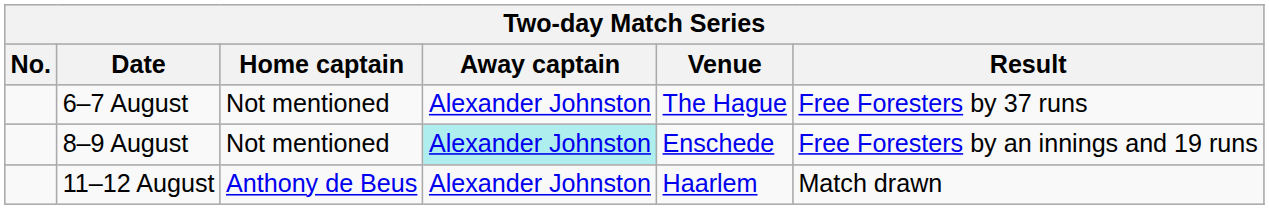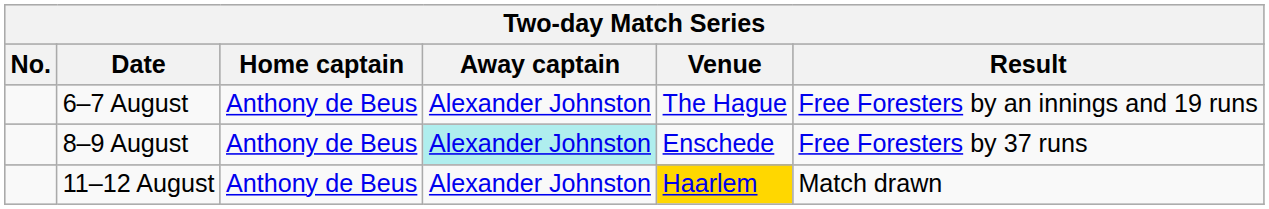(308, 104) Not mentioned -> (322, 104) Anthony de Beus
(943, 104) Free Foresters by 37 runs -> (1028, 104) Free Foresters by an innings and 19 runs
(308, 143) Not mentioned -> (322, 143) Anthony de Beus
(1028, 143) Free Foresters by an innings and 19 runs -> (943, 143) Free Foresters by 37 runs
(710, 183) no background -> (710, 183) gold background
